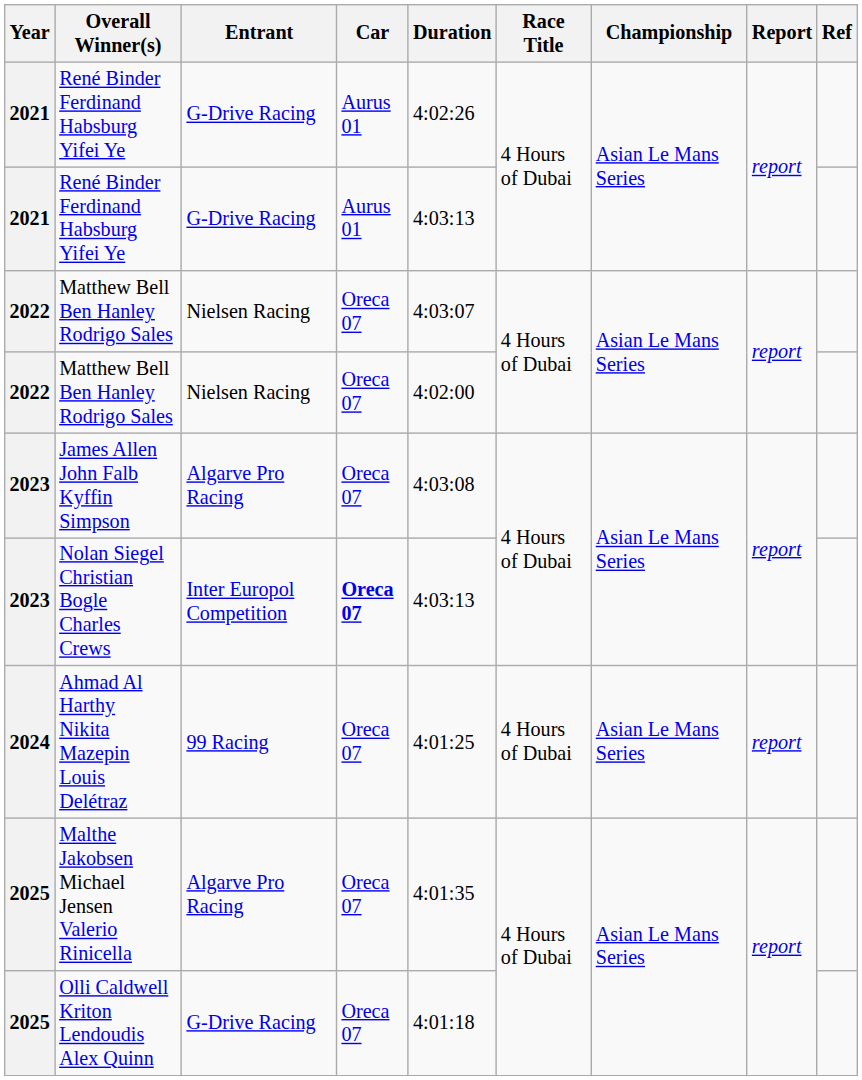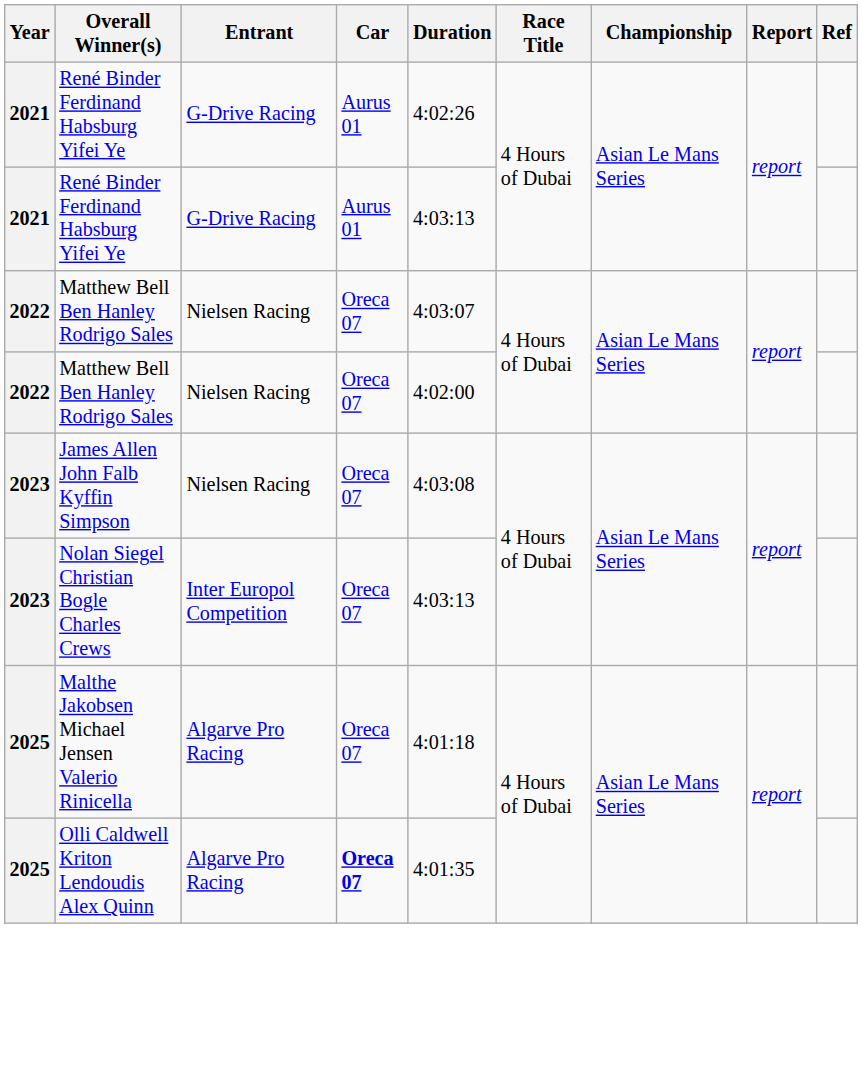(235, 485) Algarve Pro Racing -> (248, 485) Nielsen Racing
(368, 601) bold -> (365, 601) normal
- row: (30, 742)
(444, 894) 4:01:35 -> (444, 742) 4:01:18
(251, 1022) G-Drive Racing -> (235, 870) Algarve Pro Racing
(365, 1022) normal -> (368, 870) bold
(444, 1022) 4:01:18 -> (444, 870) 4:01:35
